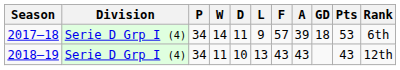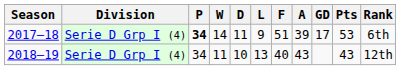(199, 34) normal -> (199, 34) bold
(281, 34) 57 -> (281, 34) 51
(322, 34) 18 -> (322, 34) 17
(281, 54) 43 -> (281, 54) 40
